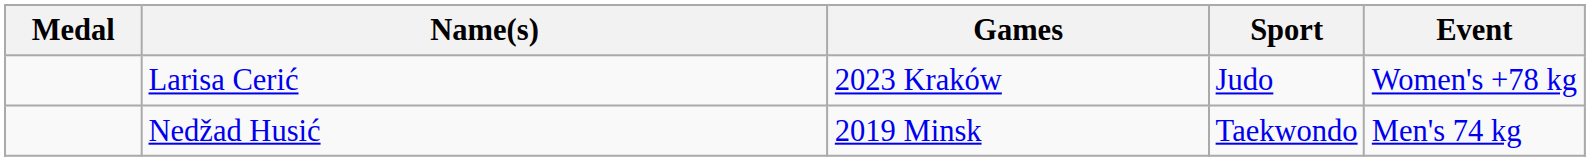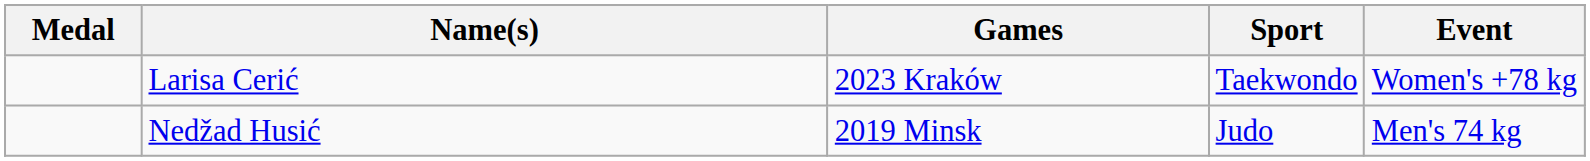(1244, 80) Judo -> (1287, 80) Taekwondo
(1287, 130) Taekwondo -> (1244, 130) Judo
